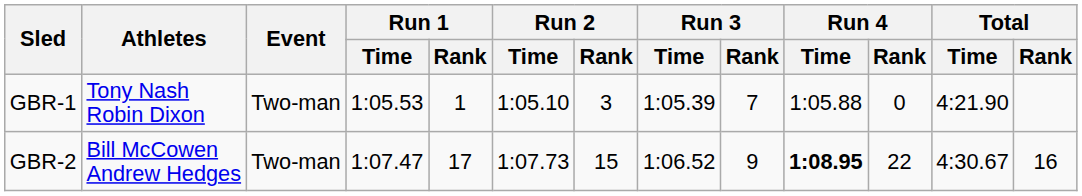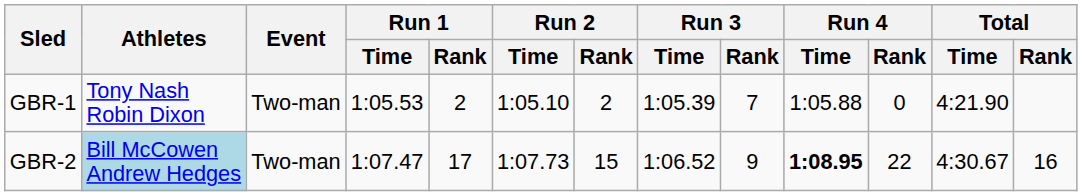(460, 103) 1 -> (460, 103) 2
(606, 103) 3 -> (606, 103) 2
(164, 162) no background -> (164, 162) lightblue background
